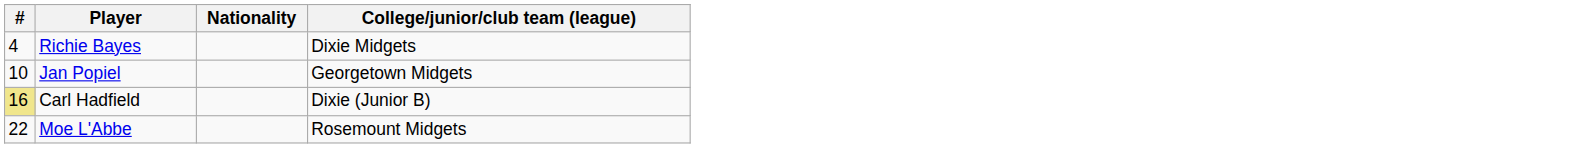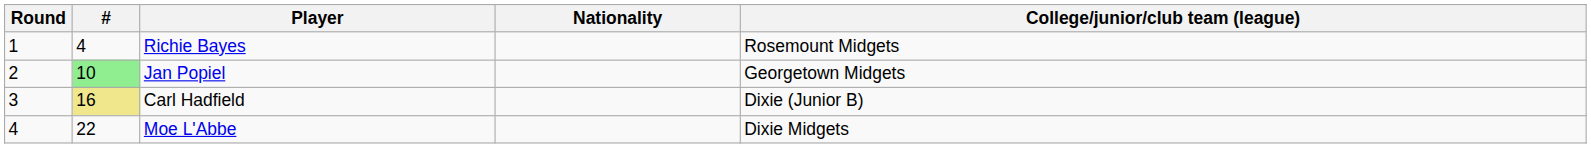+ column: (38, 18)
(364, 45) Dixie Midgets -> (822, 45) Rosemount Midgets
(18, 73) no background -> (86, 73) lightgreen background
(389, 128) Rosemount Midgets -> (797, 128) Dixie Midgets
